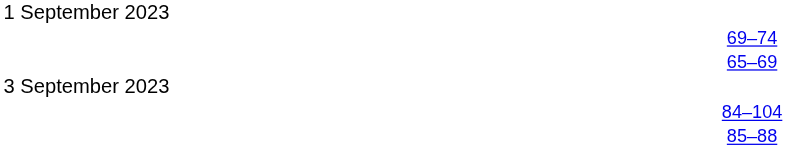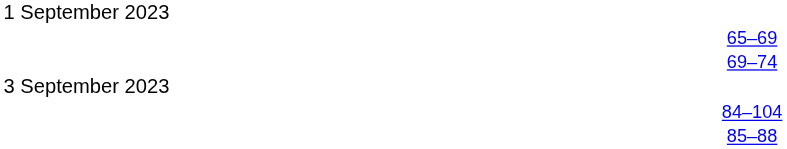rows swapped: (314, 38) <-> (314, 62)
